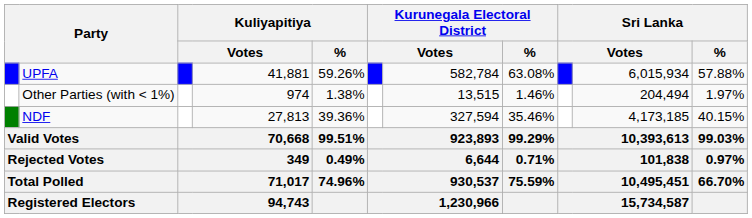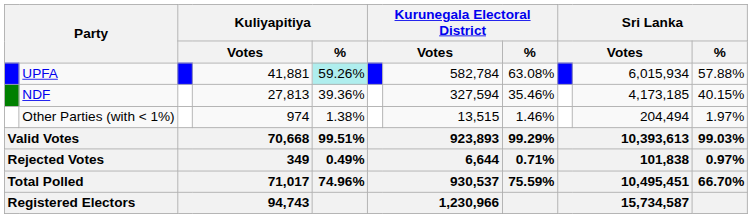(341, 73) no background -> (341, 73) paleturquoise background
rows swapped: (36, 116) <-> (98, 95)
